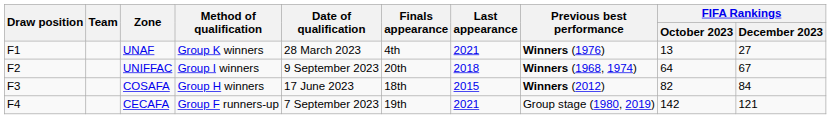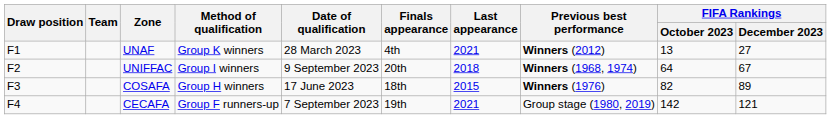(564, 50) Winners (1976) -> (564, 50) Winners (2012)
(564, 86) Winners (2012) -> (564, 86) Winners (1976)
(745, 86) 84 -> (745, 86) 89
